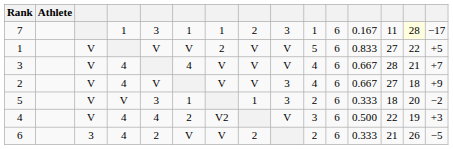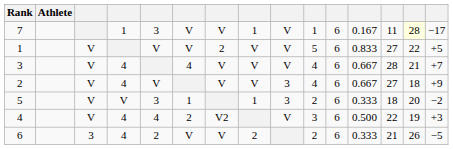(189, 30) 1 -> (189, 30) V
(222, 30) 1 -> (222, 30) V
(254, 30) 2 -> (254, 30) 1
(287, 30) 3 -> (287, 30) V
